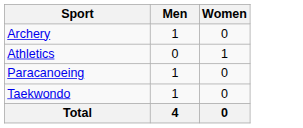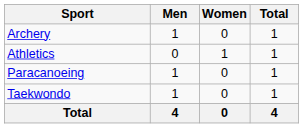+ column: (274, 14)
